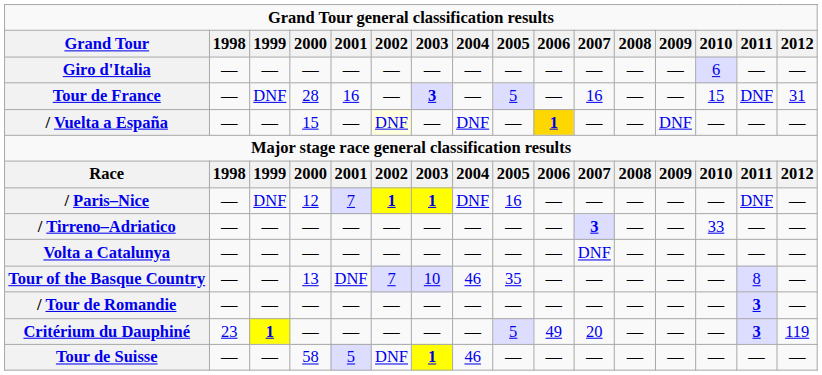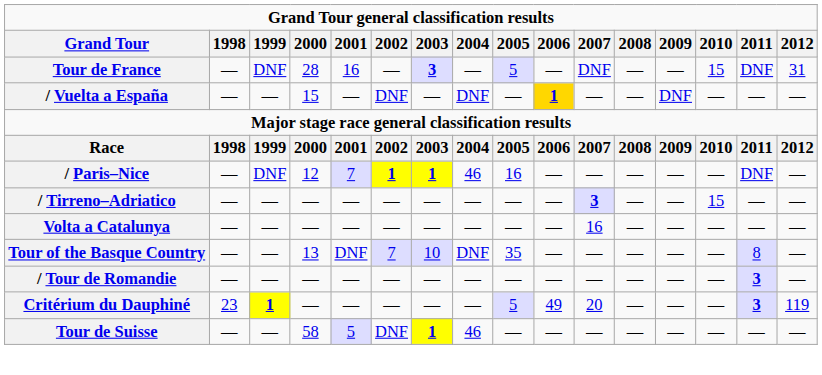- row: (107, 69)
(594, 95) 16 -> (594, 69) DNF
(392, 122) lightyellow background -> (392, 95) no background
(473, 200) DNF -> (473, 174) 46
(716, 226) 33 -> (716, 200) 15
(594, 252) DNF -> (594, 226) 16
(473, 278) 46 -> (473, 252) DNF
